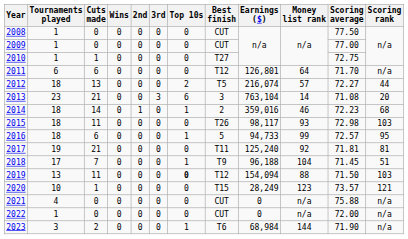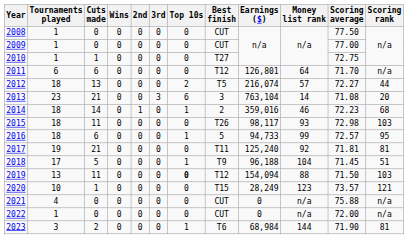(96, 163) 7 -> (96, 163) 5
(384, 228) n/a -> (384, 228) 81
